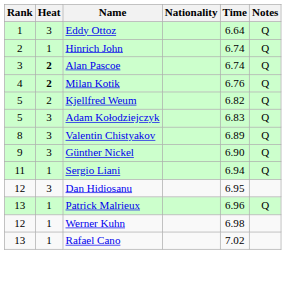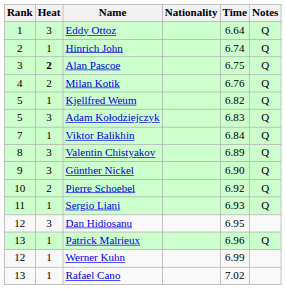(235, 65) 6.74 -> (235, 65) 6.75
(49, 83) bold -> (49, 83) normal
(49, 100) 2 -> (49, 100) 1
+ row: (100, 135)
+ row: (100, 188)
(235, 170) 6.94 -> (235, 205) 6.93
(235, 223) 6.98 -> (235, 258) 6.99
